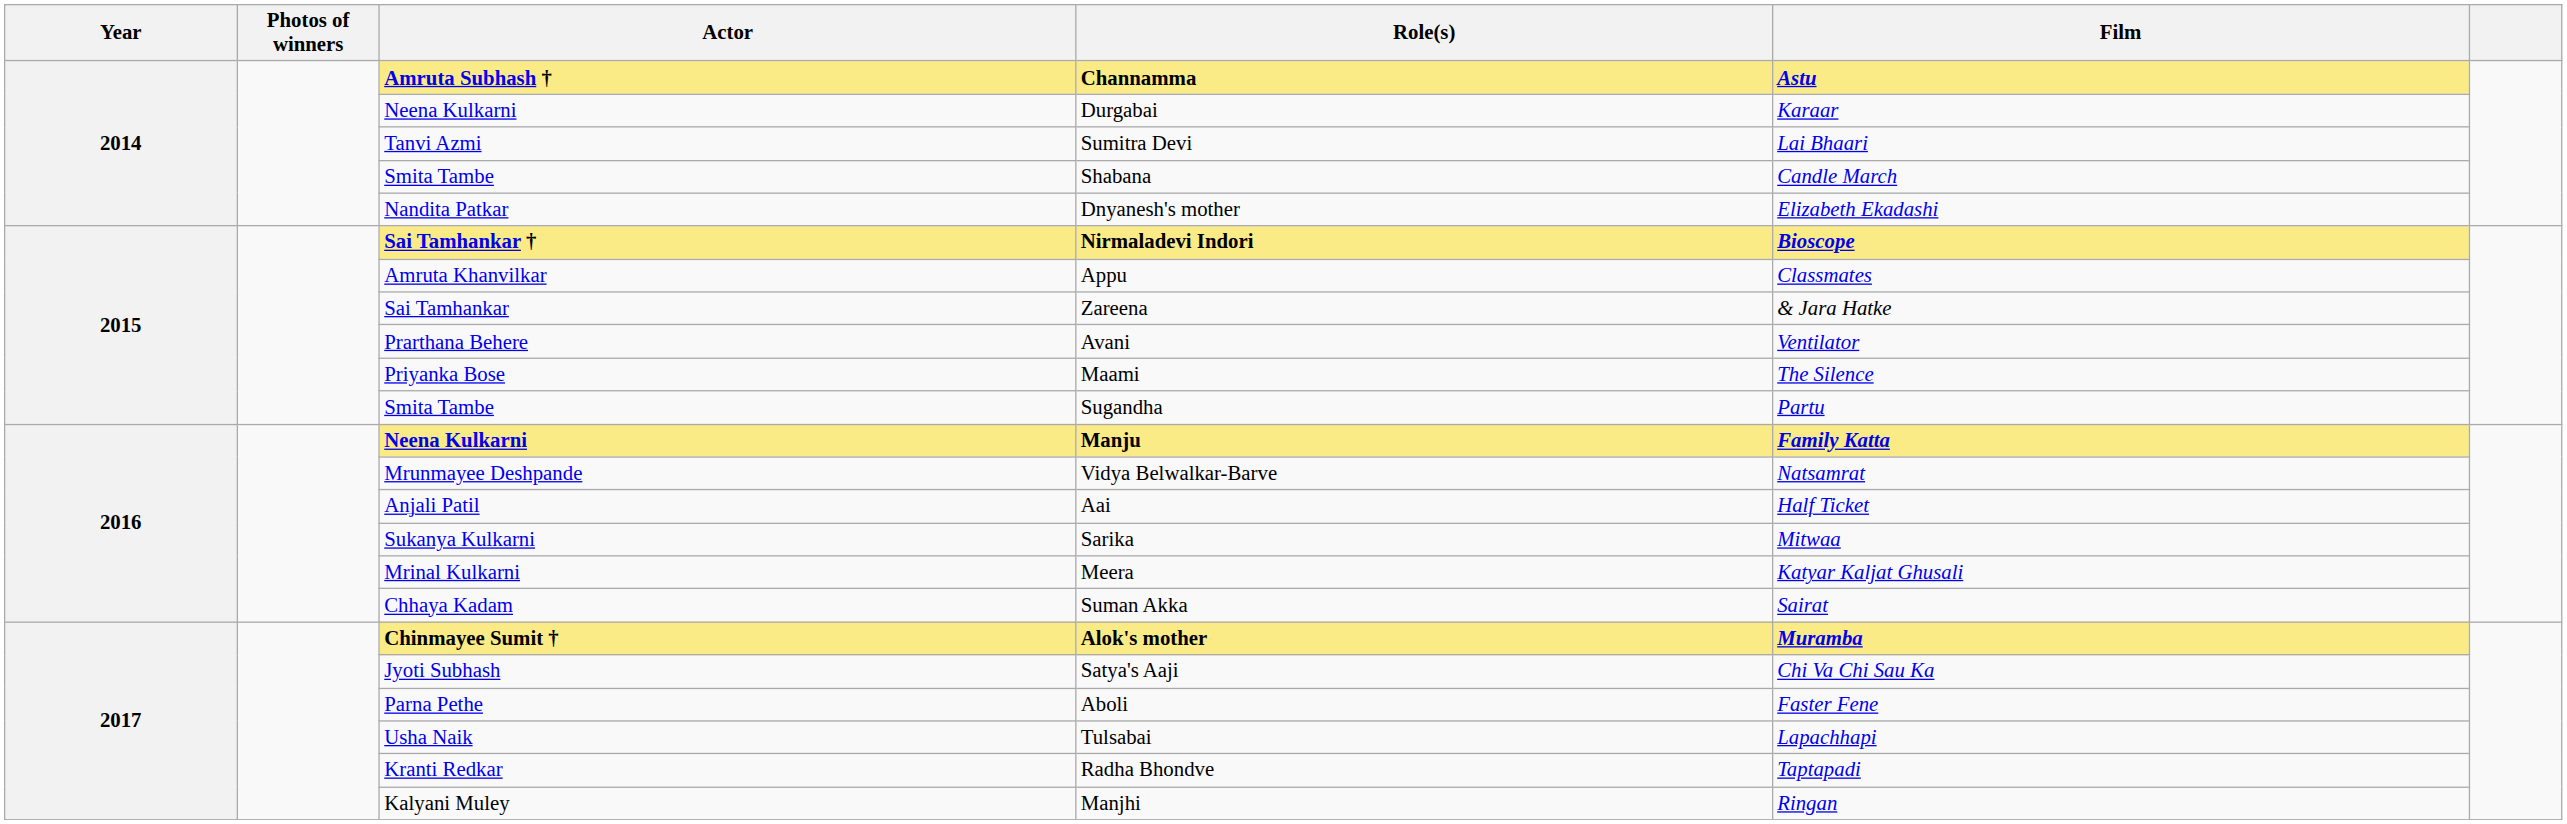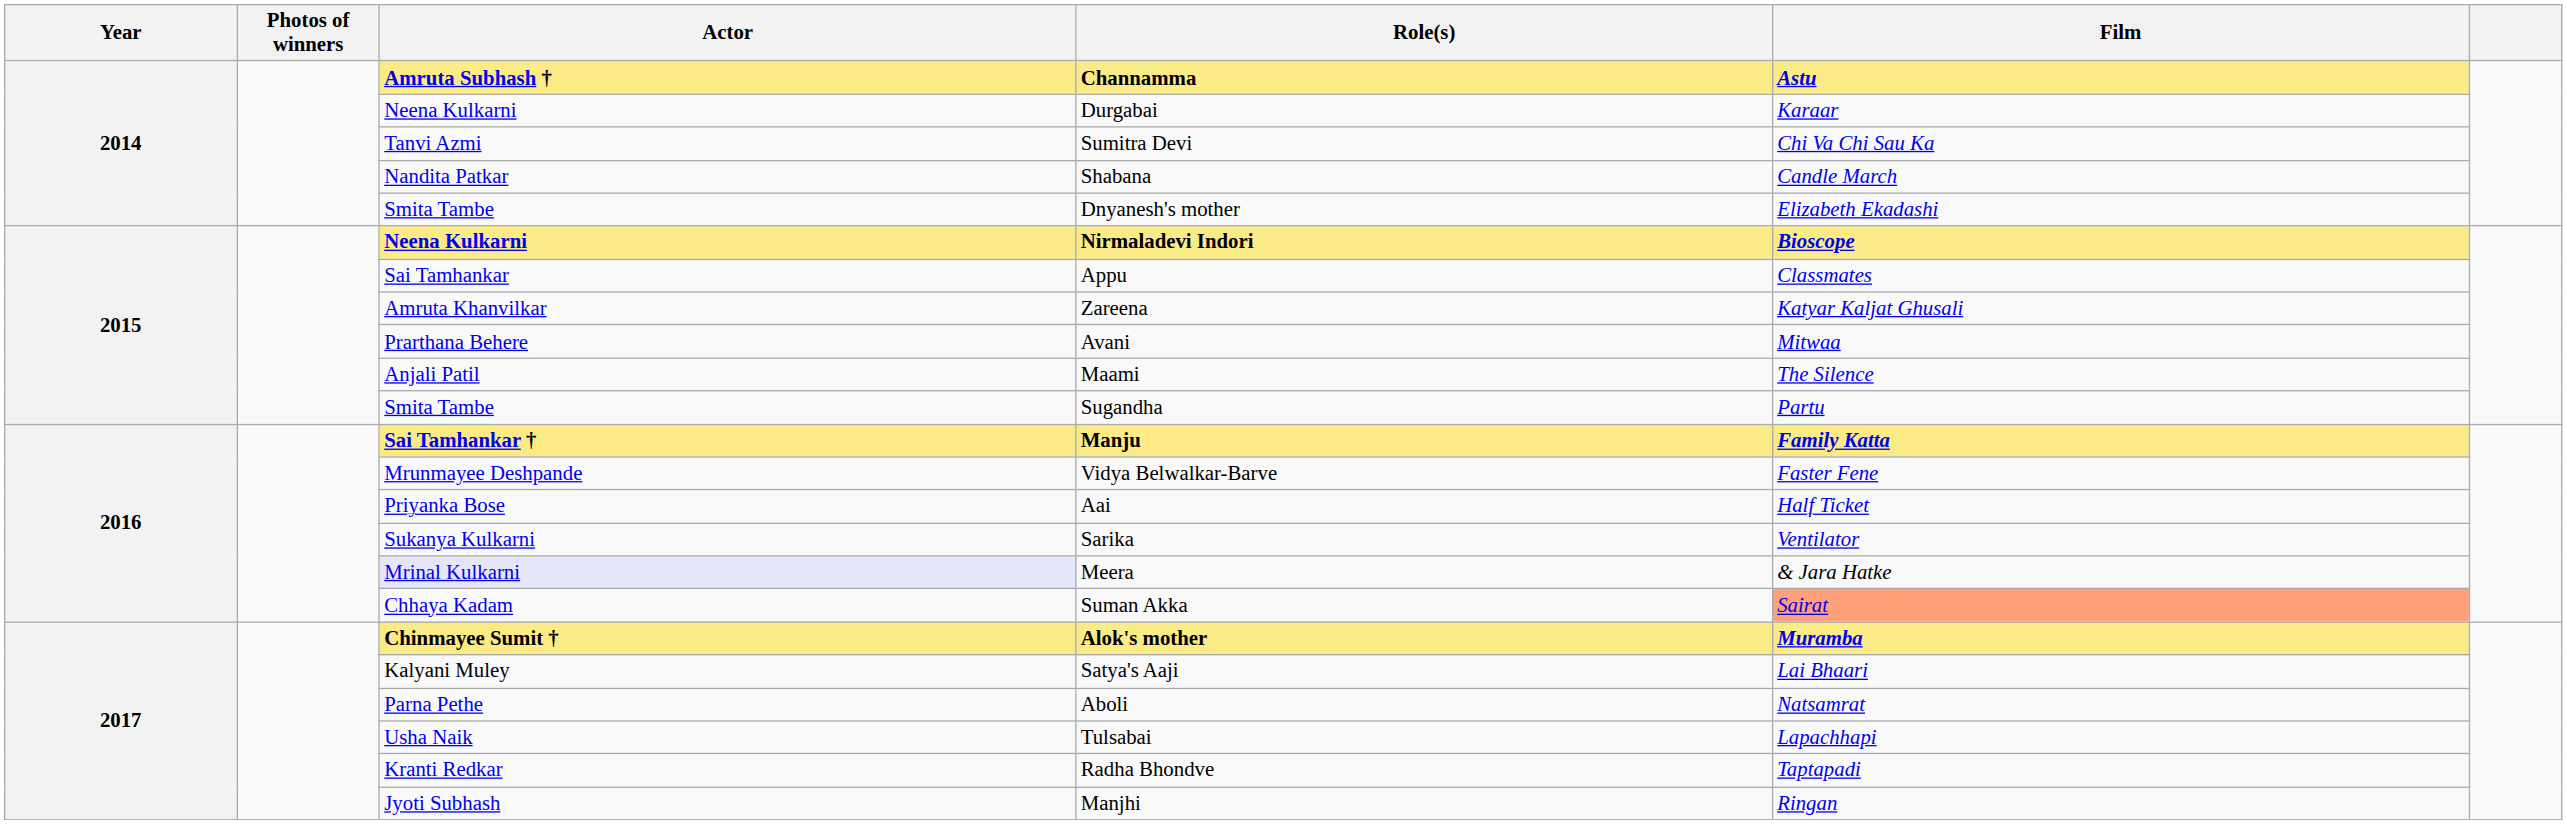(1823, 143) Lai Bhaari -> (1856, 143) Chi Va Chi Sau Ka
(439, 176) Smita Tambe -> (446, 176) Nandita Patkar
(446, 209) Nandita Patkar -> (439, 209) Smita Tambe
(460, 242) Sai Tamhankar † -> (456, 242) Neena Kulkarni
(465, 275) Amruta Khanvilkar -> (447, 275) Sai Tamhankar
(447, 308) Sai Tamhankar -> (465, 308) Amruta Khanvilkar
(1834, 308) & Jara Hatke -> (1870, 308) Katyar Kaljat Ghusali
(1818, 341) Ventilator -> (1809, 341) Mitwaa
(445, 374) Priyanka Bose -> (432, 374) Anjali Patil
(456, 440) Neena Kulkarni -> (460, 440) Sai Tamhankar †
(1821, 473) Natsamrat -> (1828, 473) Faster Fene
(432, 506) Anjali Patil -> (445, 506) Priyanka Bose
(1809, 539) Mitwaa -> (1818, 539) Ventilator
(452, 572) no background -> (452, 572) lavender background
(1870, 572) Katyar Kaljat Ghusali -> (1834, 572) & Jara Hatke
(1803, 605) no background -> (1803, 605) lightsalmon background
(442, 671) Jyoti Subhash -> (447, 671) Kalyani Muley
(1856, 671) Chi Va Chi Sau Ka -> (1823, 671) Lai Bhaari
(1828, 704) Faster Fene -> (1821, 704) Natsamrat
(447, 803) Kalyani Muley -> (442, 803) Jyoti Subhash
